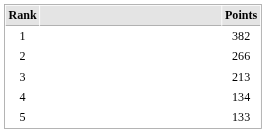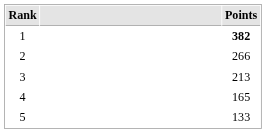(241, 36) normal -> (241, 36) bold
(241, 97) 134 -> (241, 97) 165
